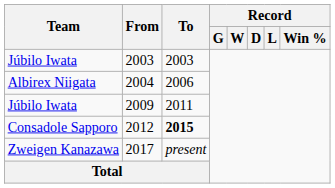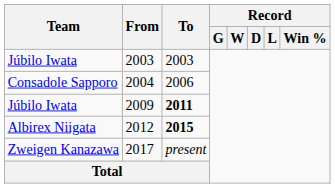(52, 82) Albirex Niigata -> (63, 82) Consadole Sapporo
(179, 104) normal -> (179, 104) bold
(63, 127) Consadole Sapporo -> (52, 127) Albirex Niigata
